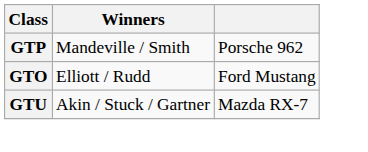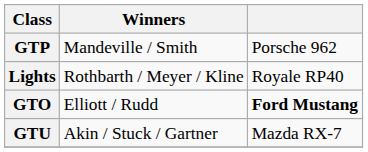+ row: (32, 76)
(267, 76) normal -> (305, 104) bold
